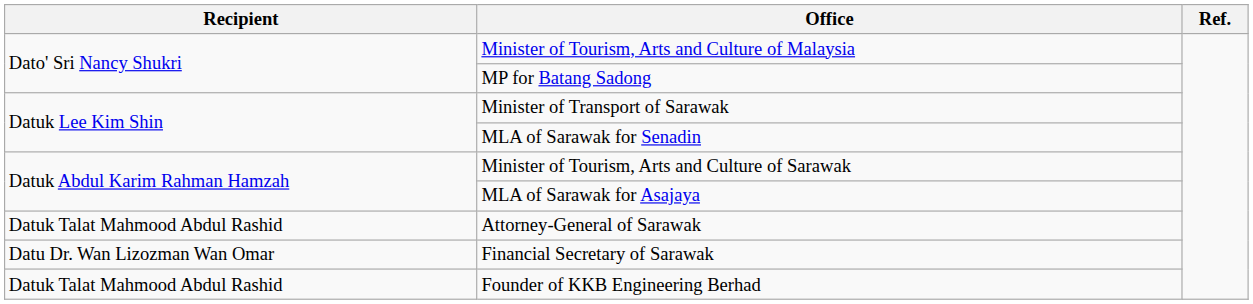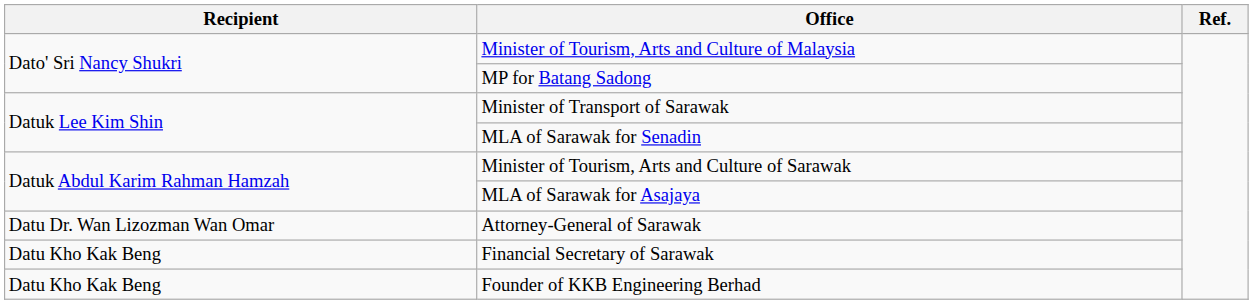(146, 225) Datuk Talat Mahmood Abdul Rashid -> (142, 225) Datu Dr. Wan Lizozman Wan Omar
(142, 254) Datu Dr. Wan Lizozman Wan Omar -> (85, 254) Datu Kho Kak Beng
(146, 284) Datuk Talat Mahmood Abdul Rashid -> (85, 284) Datu Kho Kak Beng
